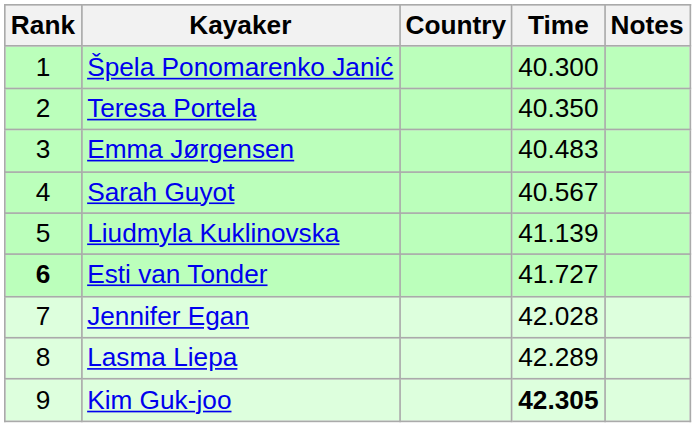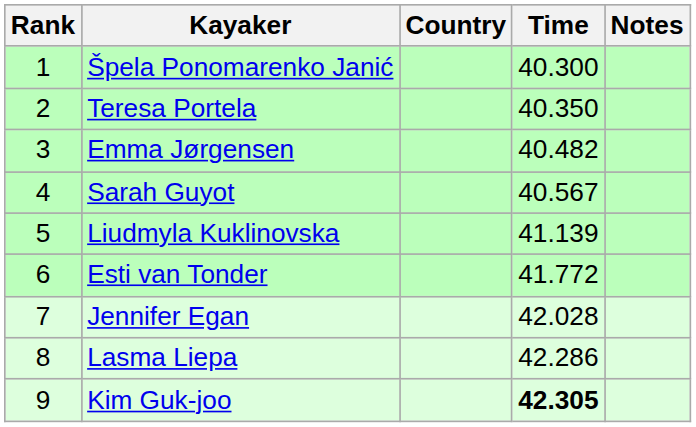(558, 150) 40.483 -> (558, 150) 40.482
(43, 274) bold -> (43, 274) normal
(558, 274) 41.727 -> (558, 274) 41.772
(558, 358) 42.289 -> (558, 358) 42.286
